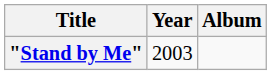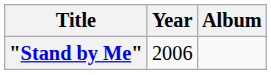(172, 52) 2003 -> (172, 52) 2006
